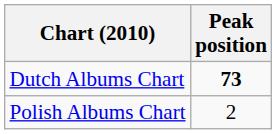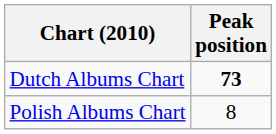(231, 111) 2 -> (231, 111) 8
